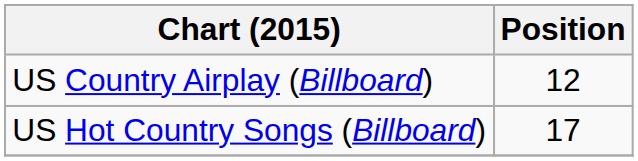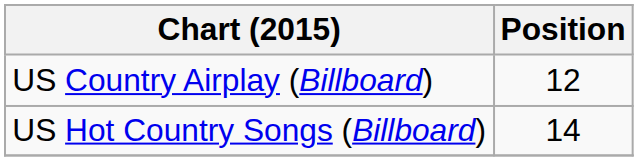(563, 130) 17 -> (563, 130) 14
